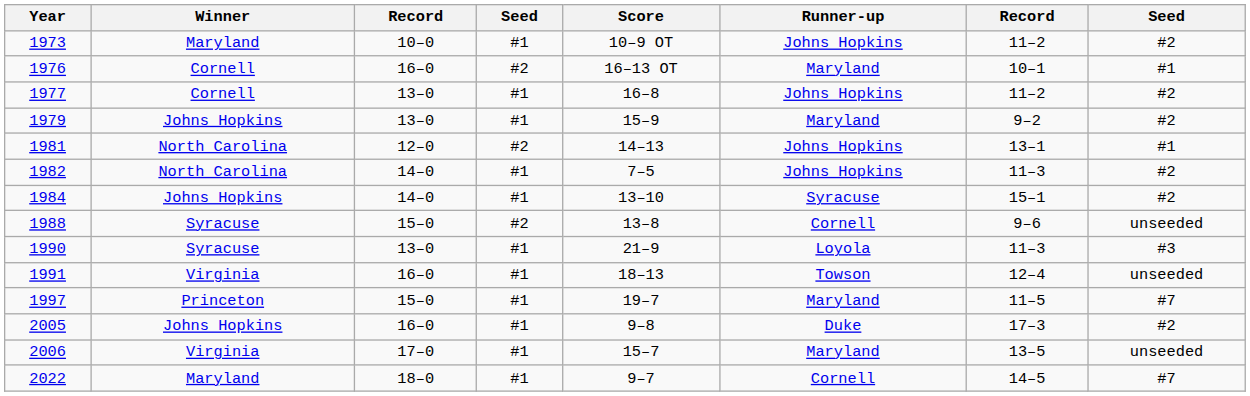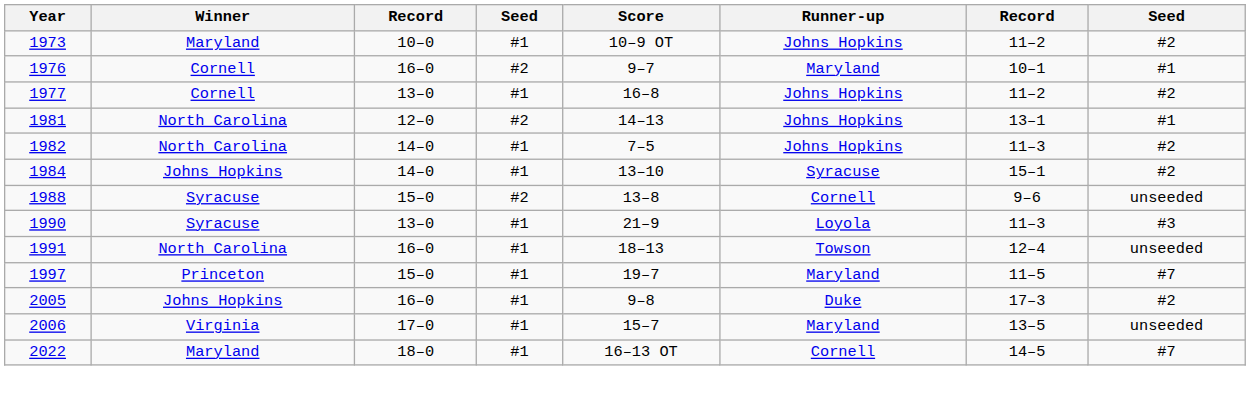(641, 69) 16–13 OT -> (641, 69) 9–7
- row: (48, 120)
(223, 275) Virginia -> (223, 249) North Carolina
(641, 378) 9–7 -> (641, 352) 16–13 OT
